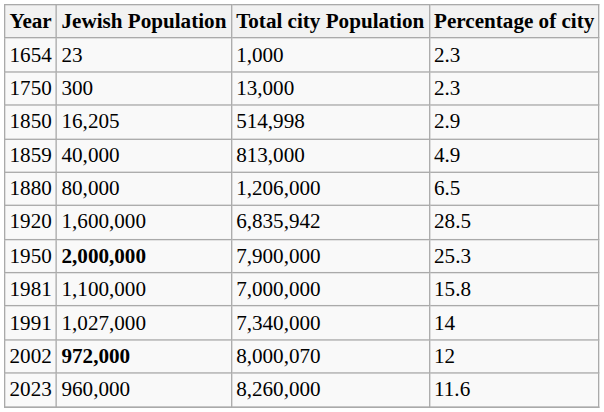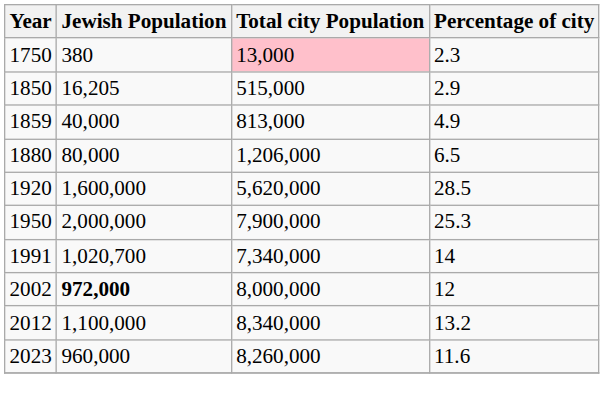- row: (31, 54)
(77, 88) 300 -> (77, 54) 380
(265, 88) no background -> (265, 54) pink background
(270, 121) 514,998 -> (270, 88) 515,000
(278, 222) 6,835,942 -> (278, 188) 5,620,000
(104, 255) bold -> (104, 222) normal
- row: (31, 289)
(104, 322) 1,027,000 -> (104, 255) 1,020,700
(278, 356) 8,000,070 -> (278, 289) 8,000,000
+ row: (31, 322)
